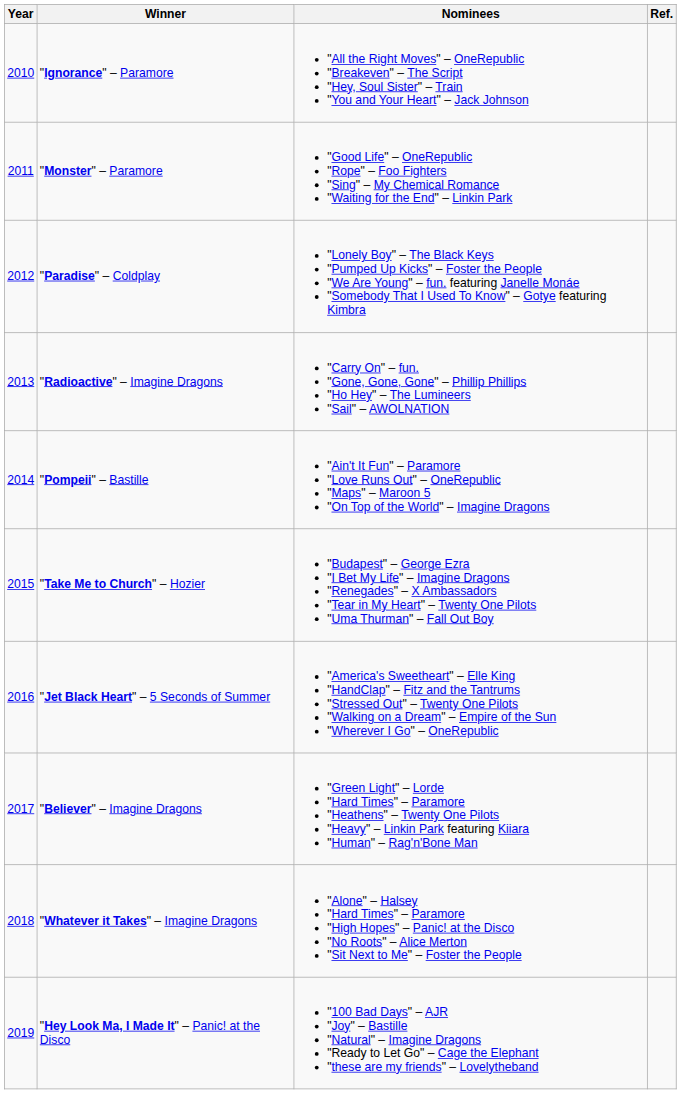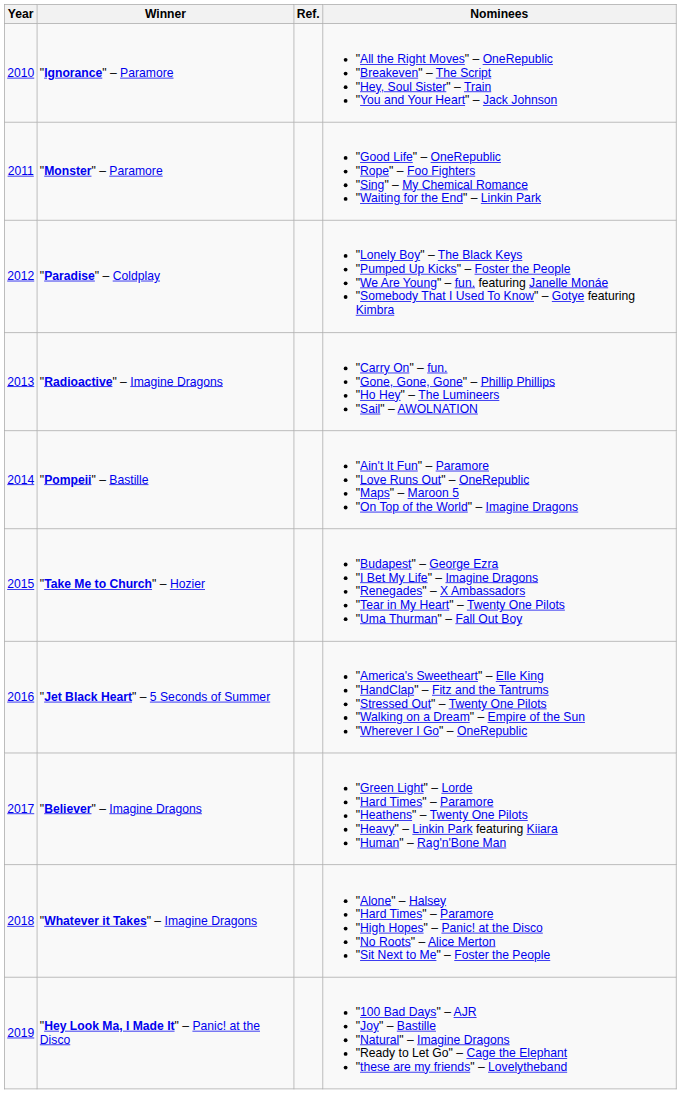columns swapped: (471, 14) <-> (662, 14)
